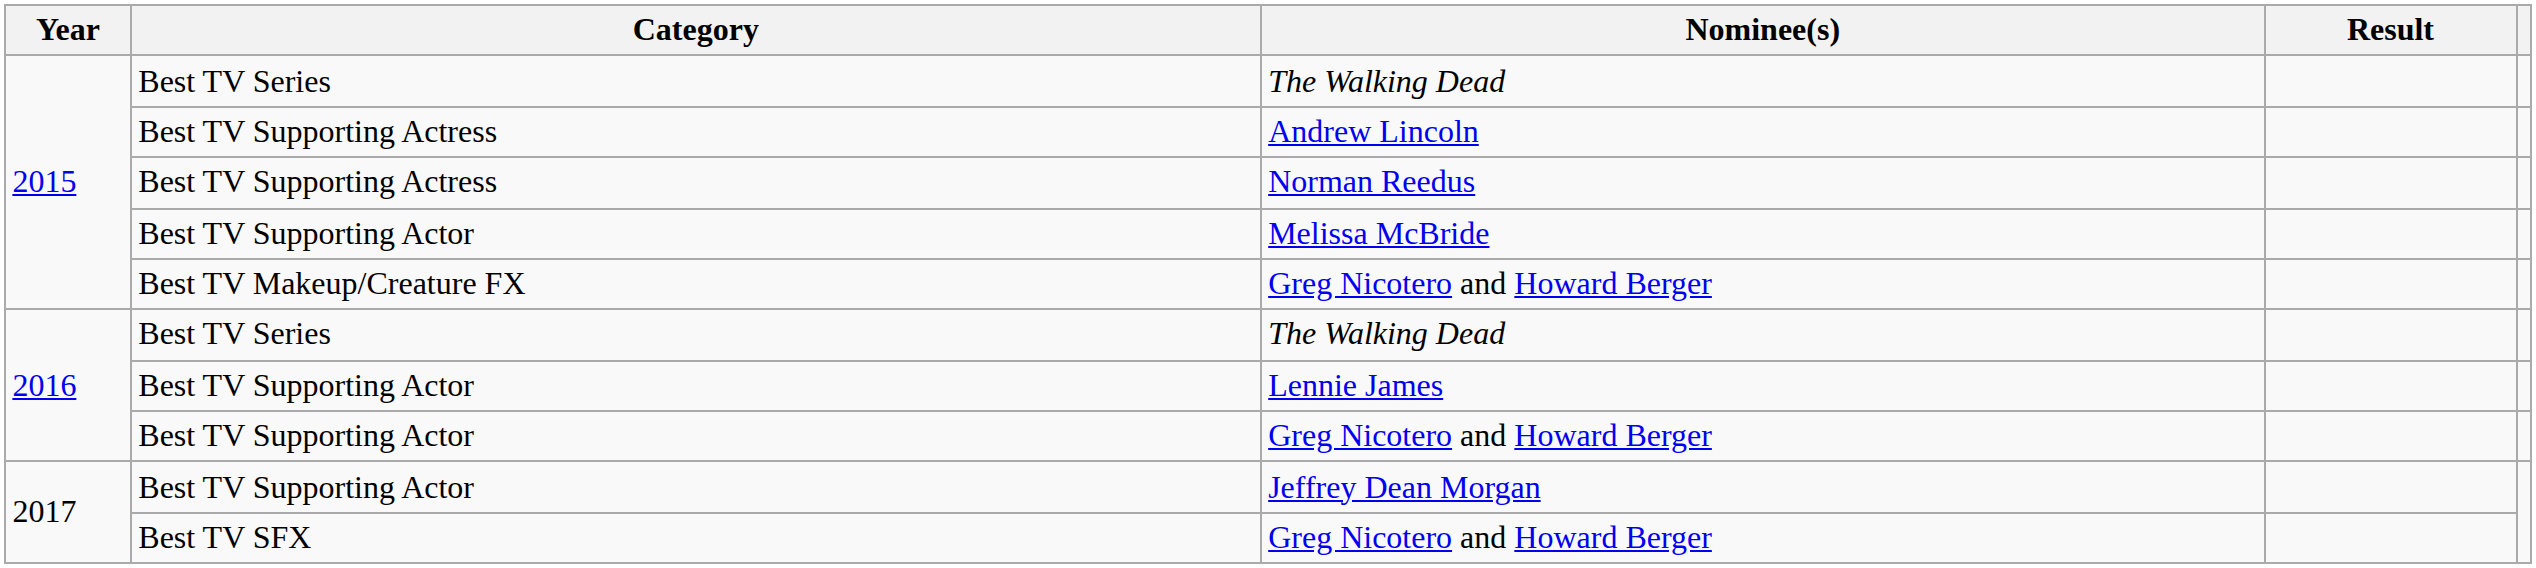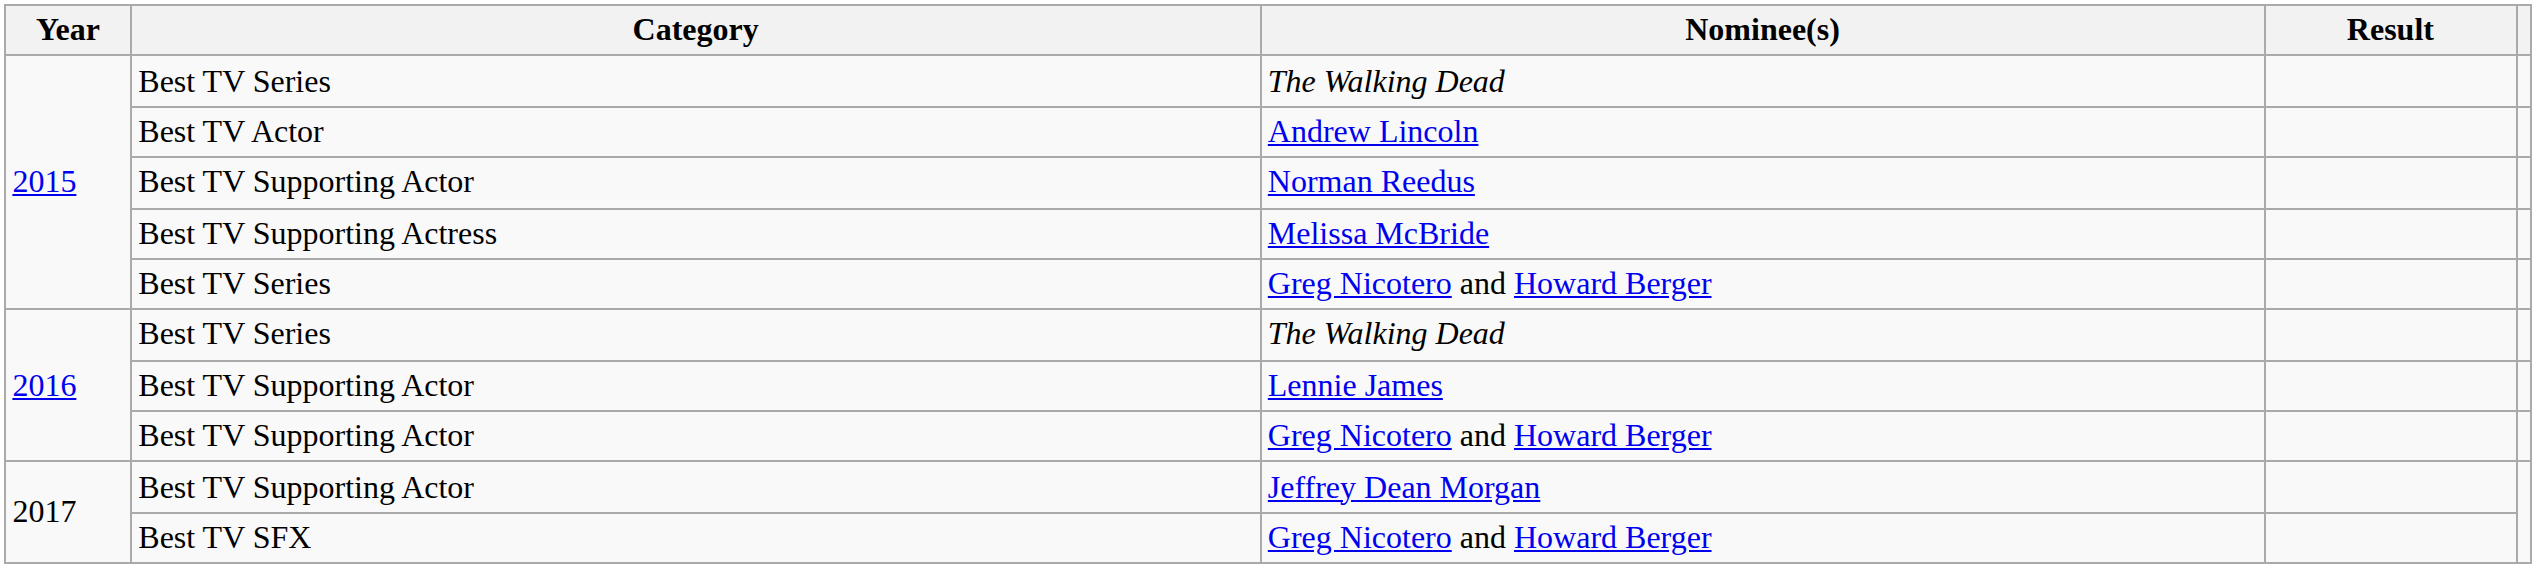(318, 131) Best TV Supporting Actress -> (231, 131) Best TV Actor
(318, 182) Best TV Supporting Actress -> (306, 182) Best TV Supporting Actor
(306, 232) Best TV Supporting Actor -> (318, 232) Best TV Supporting Actress
(332, 283) Best TV Makeup/Creature FX -> (235, 283) Best TV Series
